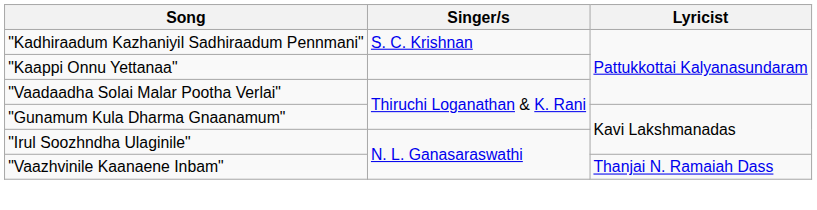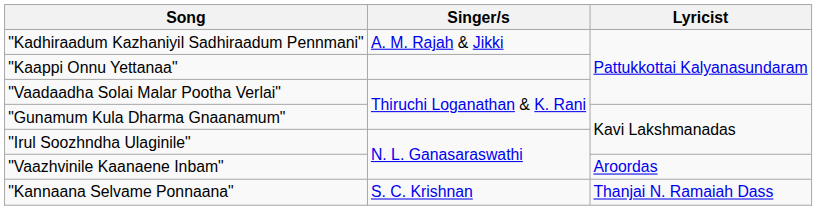(422, 42) S. C. Krishnan -> (437, 42) A. M. Rajah & Jikki
(683, 167) Thanjai N. Ramaiah Dass -> (625, 167) Aroordas
+ row: (121, 192)
